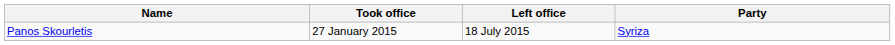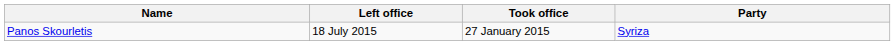columns swapped: (386, 13) <-> (539, 13)
